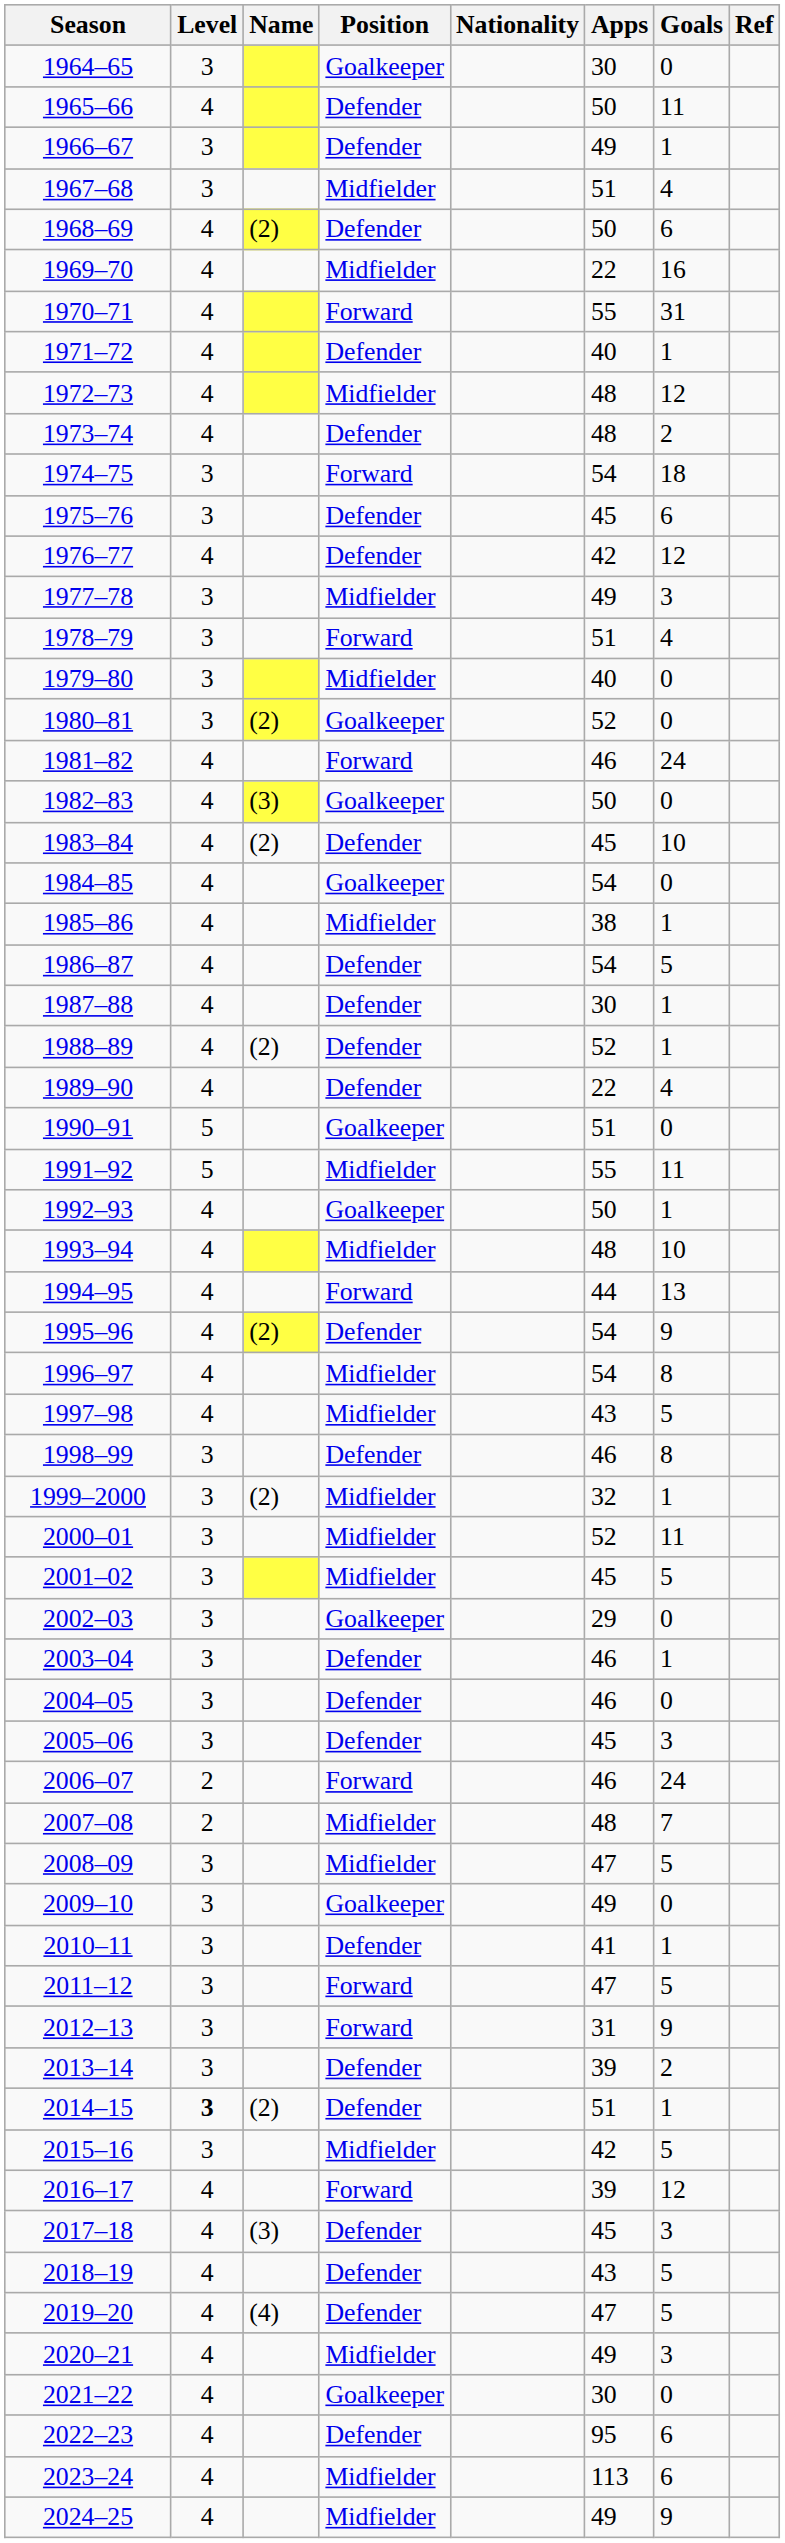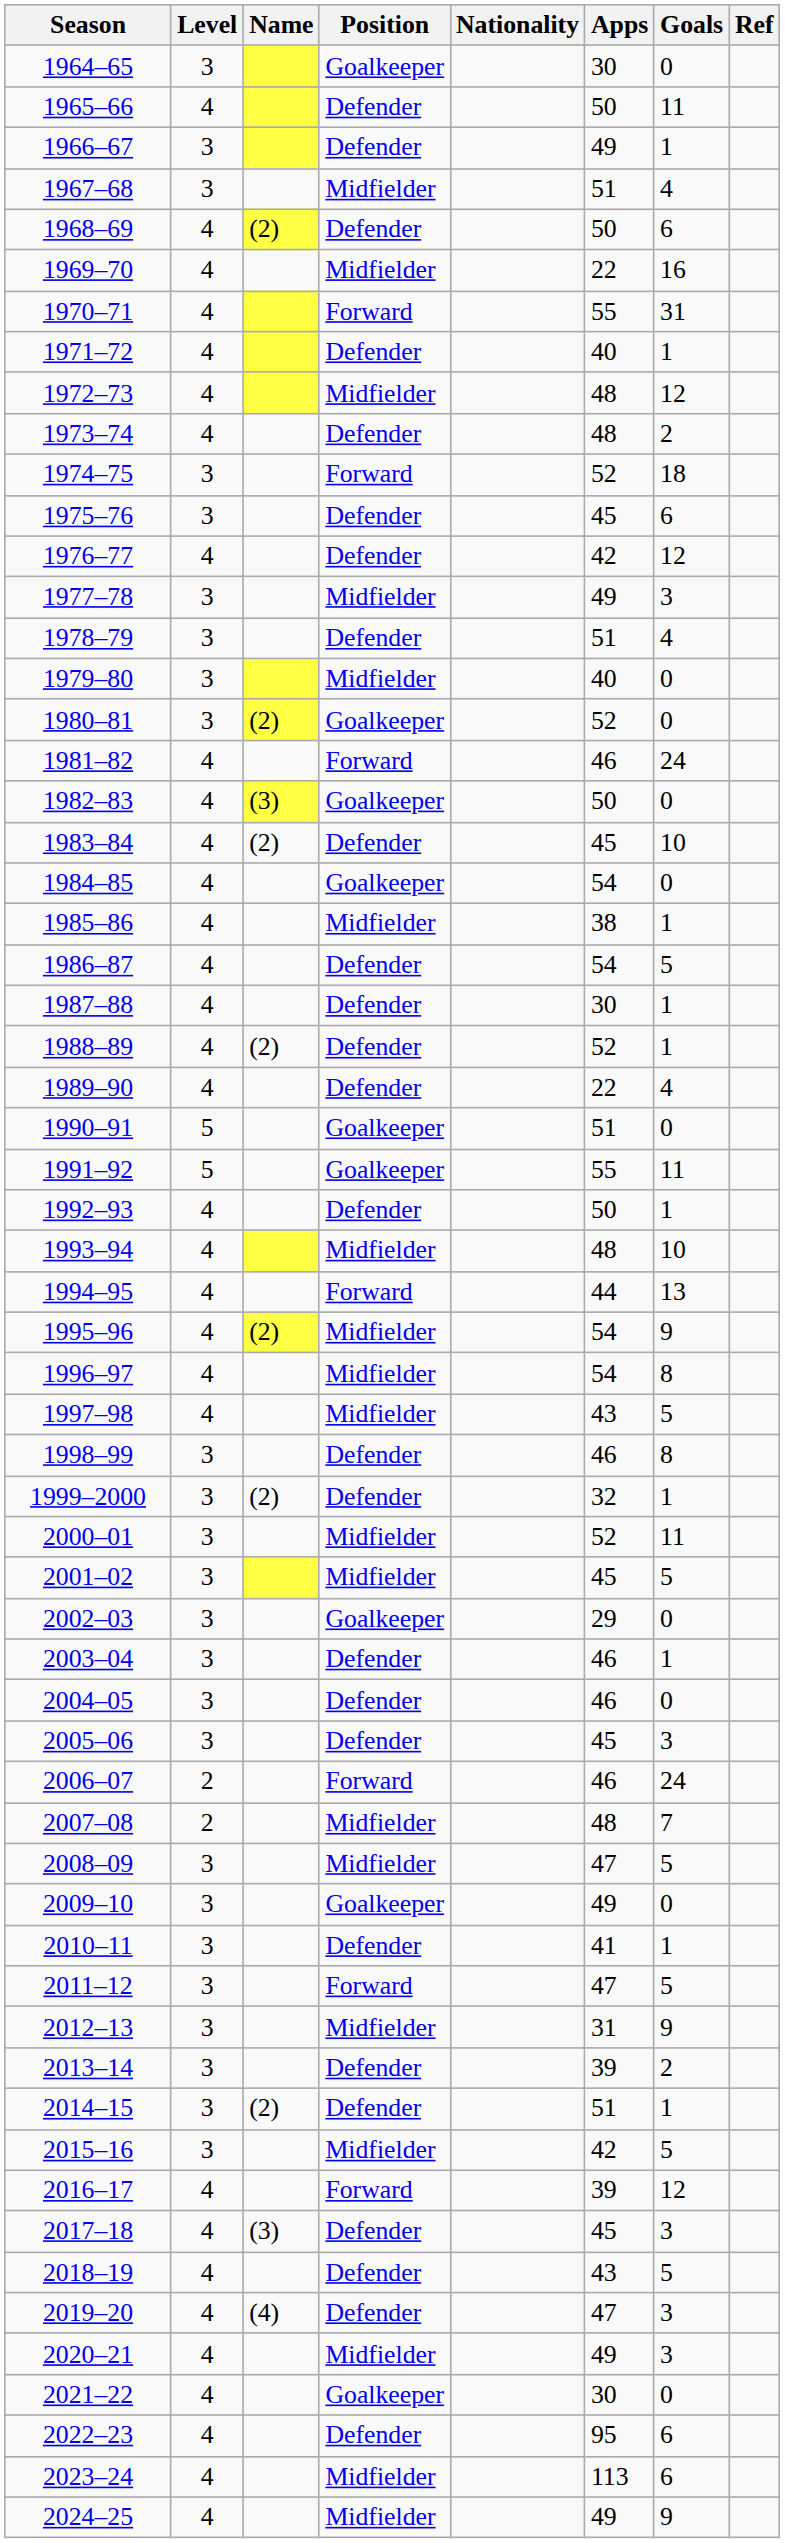(604, 474) 54 -> (604, 474) 52
(369, 637) Forward -> (373, 637) Defender
(380, 1168) Midfielder -> (385, 1168) Goalkeeper
(385, 1209) Goalkeeper -> (373, 1209) Defender
(373, 1332) Defender -> (380, 1332) Midfielder
(380, 1495) Midfielder -> (373, 1495) Defender
(369, 2026) Forward -> (380, 2026) Midfielder
(207, 2108) bold -> (207, 2108) normal
(667, 2312) 5 -> (667, 2312) 3
